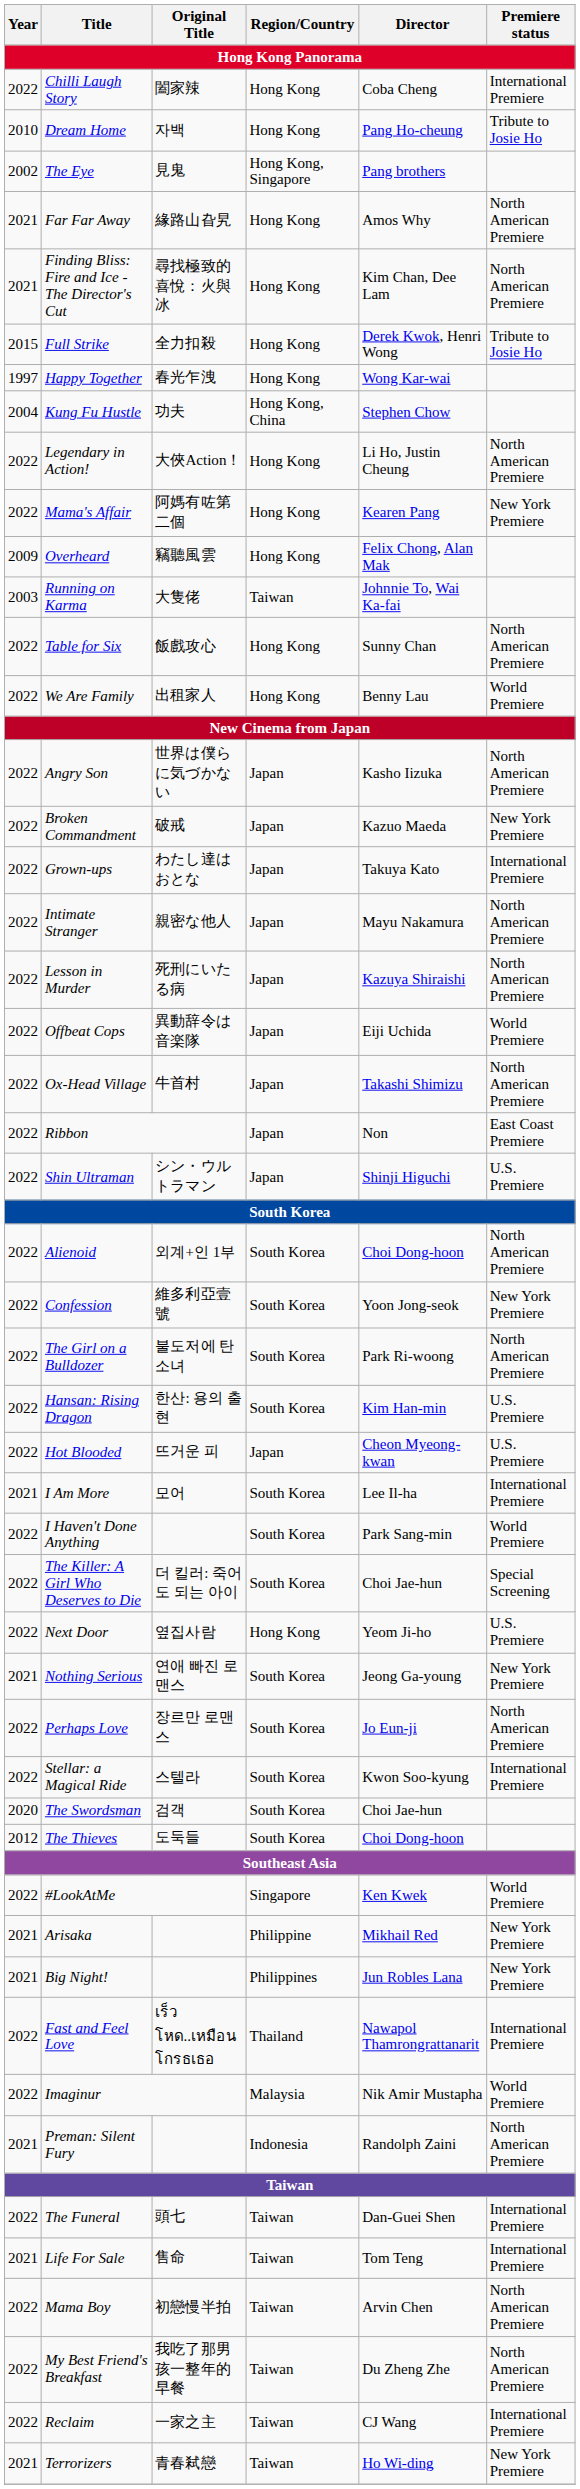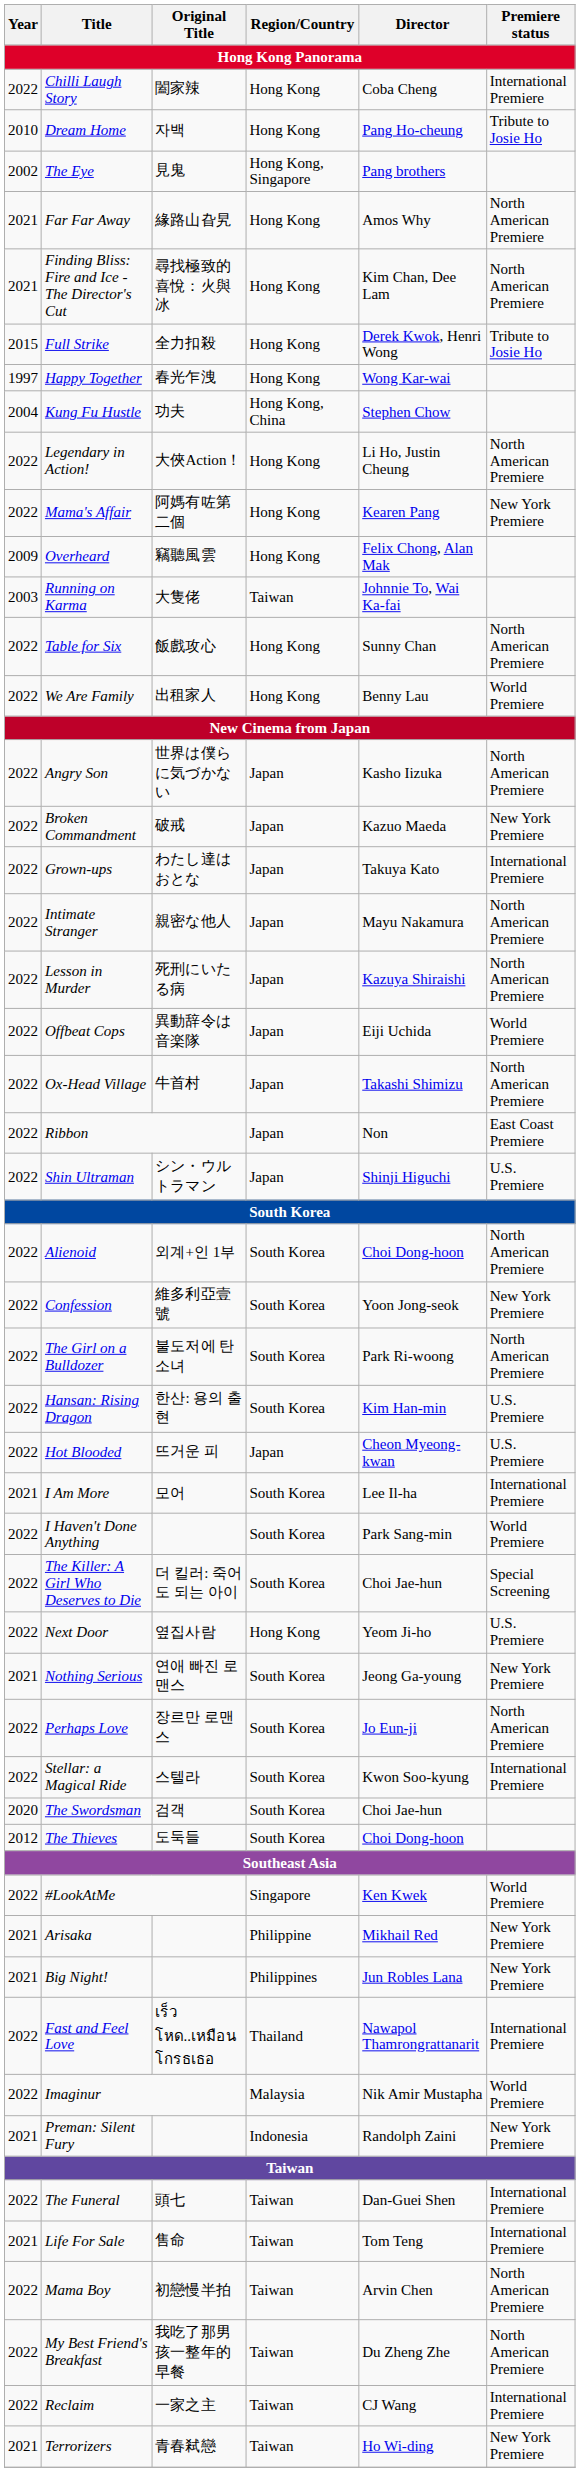(519, 2144) North American Premiere -> (520, 2135) New York Premiere
